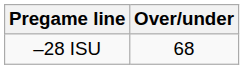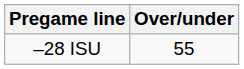(184, 49) 68 -> (184, 49) 55
